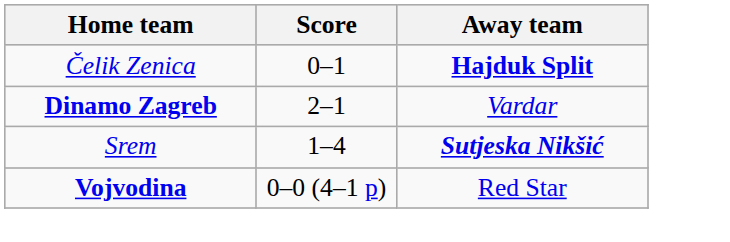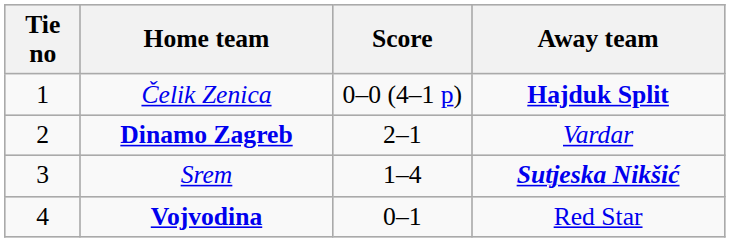+ column: (43, 39)
(327, 65) 0–1 -> (402, 94) 0–0 (4–1 p)
(326, 187) 0–0 (4–1 p) -> (402, 216) 0–1
